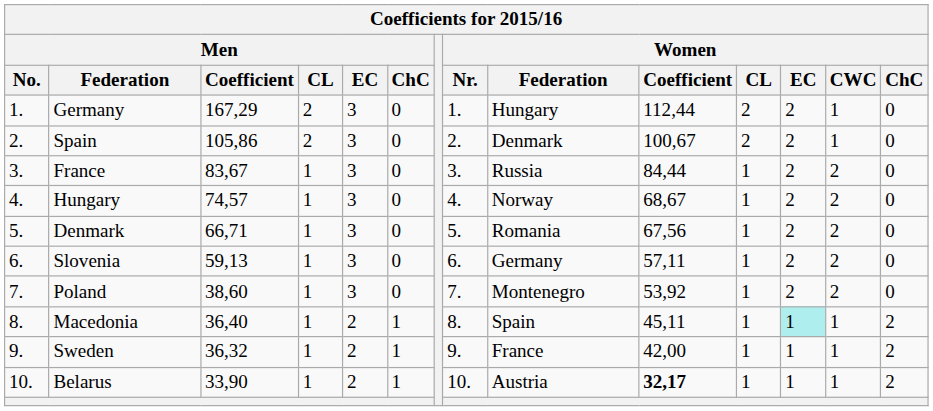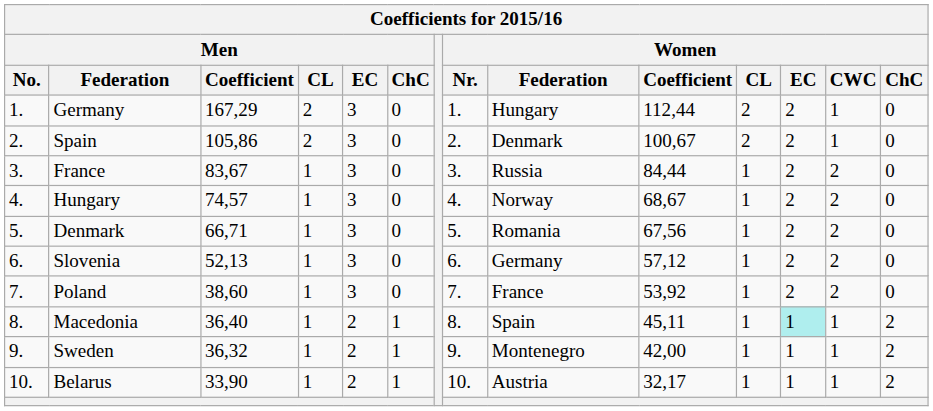(226, 261) 59,13 -> (226, 261) 52,13
(664, 261) 57,11 -> (665, 261) 57,12
(538, 291) Montenegro -> (518, 291) France
(518, 351) France -> (538, 351) Montenegro
(665, 381) bold -> (665, 381) normal
